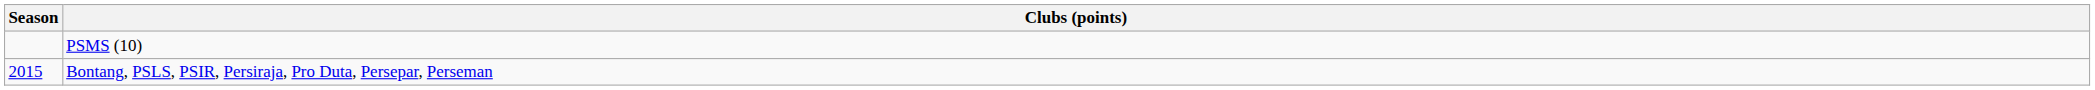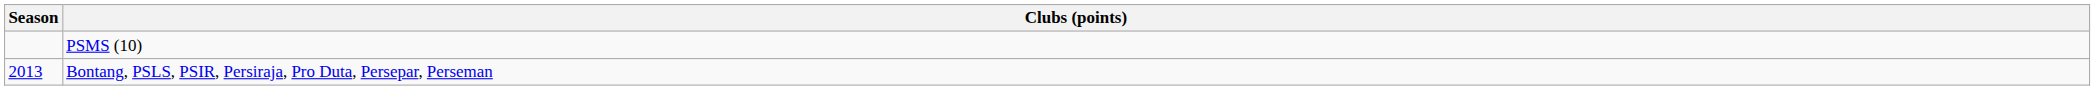(25, 71) 2015 -> (25, 71) 2013
